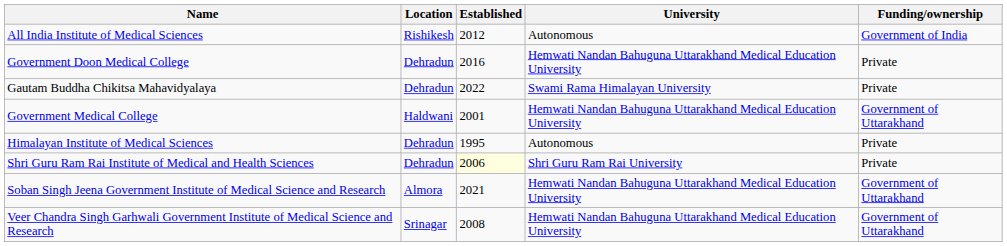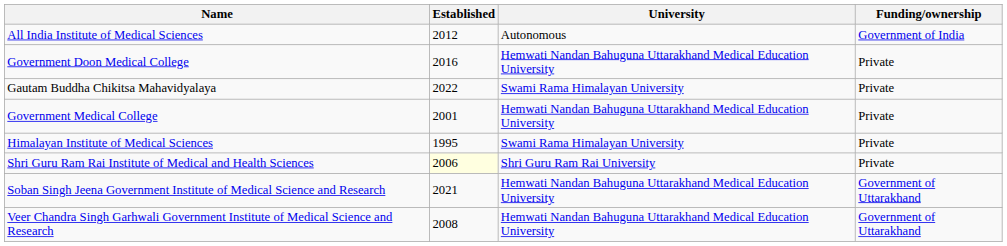- column: (429, 14)
(900, 116) Government of Uttarakhand -> (876, 116) Private
(561, 143) Autonomous -> (592, 143) Swami Rama Himalayan University
